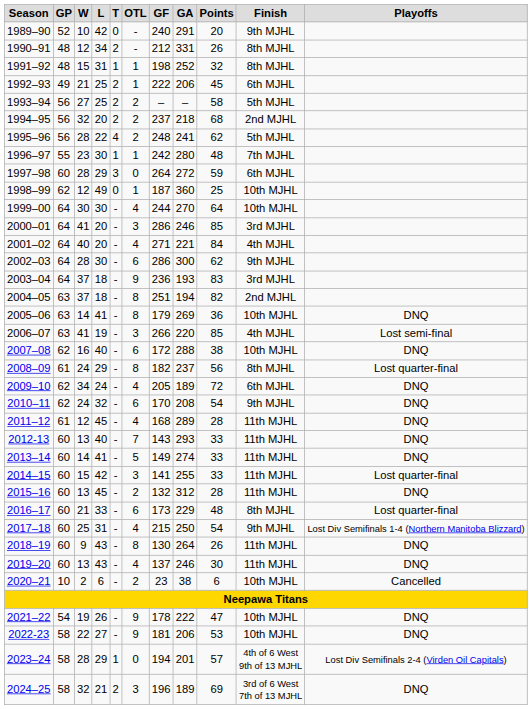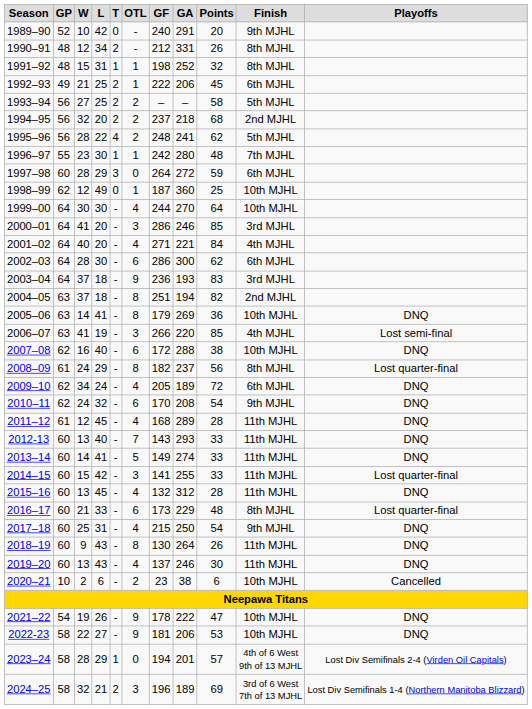(271, 262) 9th MJHL -> (271, 262) 6th MJHL
(136, 492) 2 -> (136, 492) 4
(416, 529) Lost Div Semifinals 1-4 (Northern Manitoba Blizzard) -> (416, 528) DNQ
(416, 689) DNQ -> (416, 690) Lost Div Semifinals 1-4 (Northern Manitoba Blizzard)
